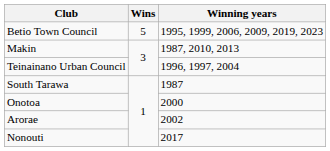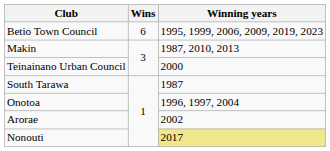(143, 31) 5 -> (143, 31) 6
(200, 66) 1996, 1997, 2004 -> (172, 66) 2000
(172, 102) 2000 -> (200, 102) 1996, 1997, 2004
(172, 137) no background -> (172, 137) khaki background
